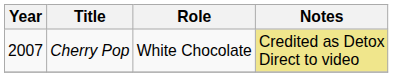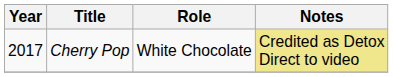(26, 50) 2007 -> (26, 50) 2017
